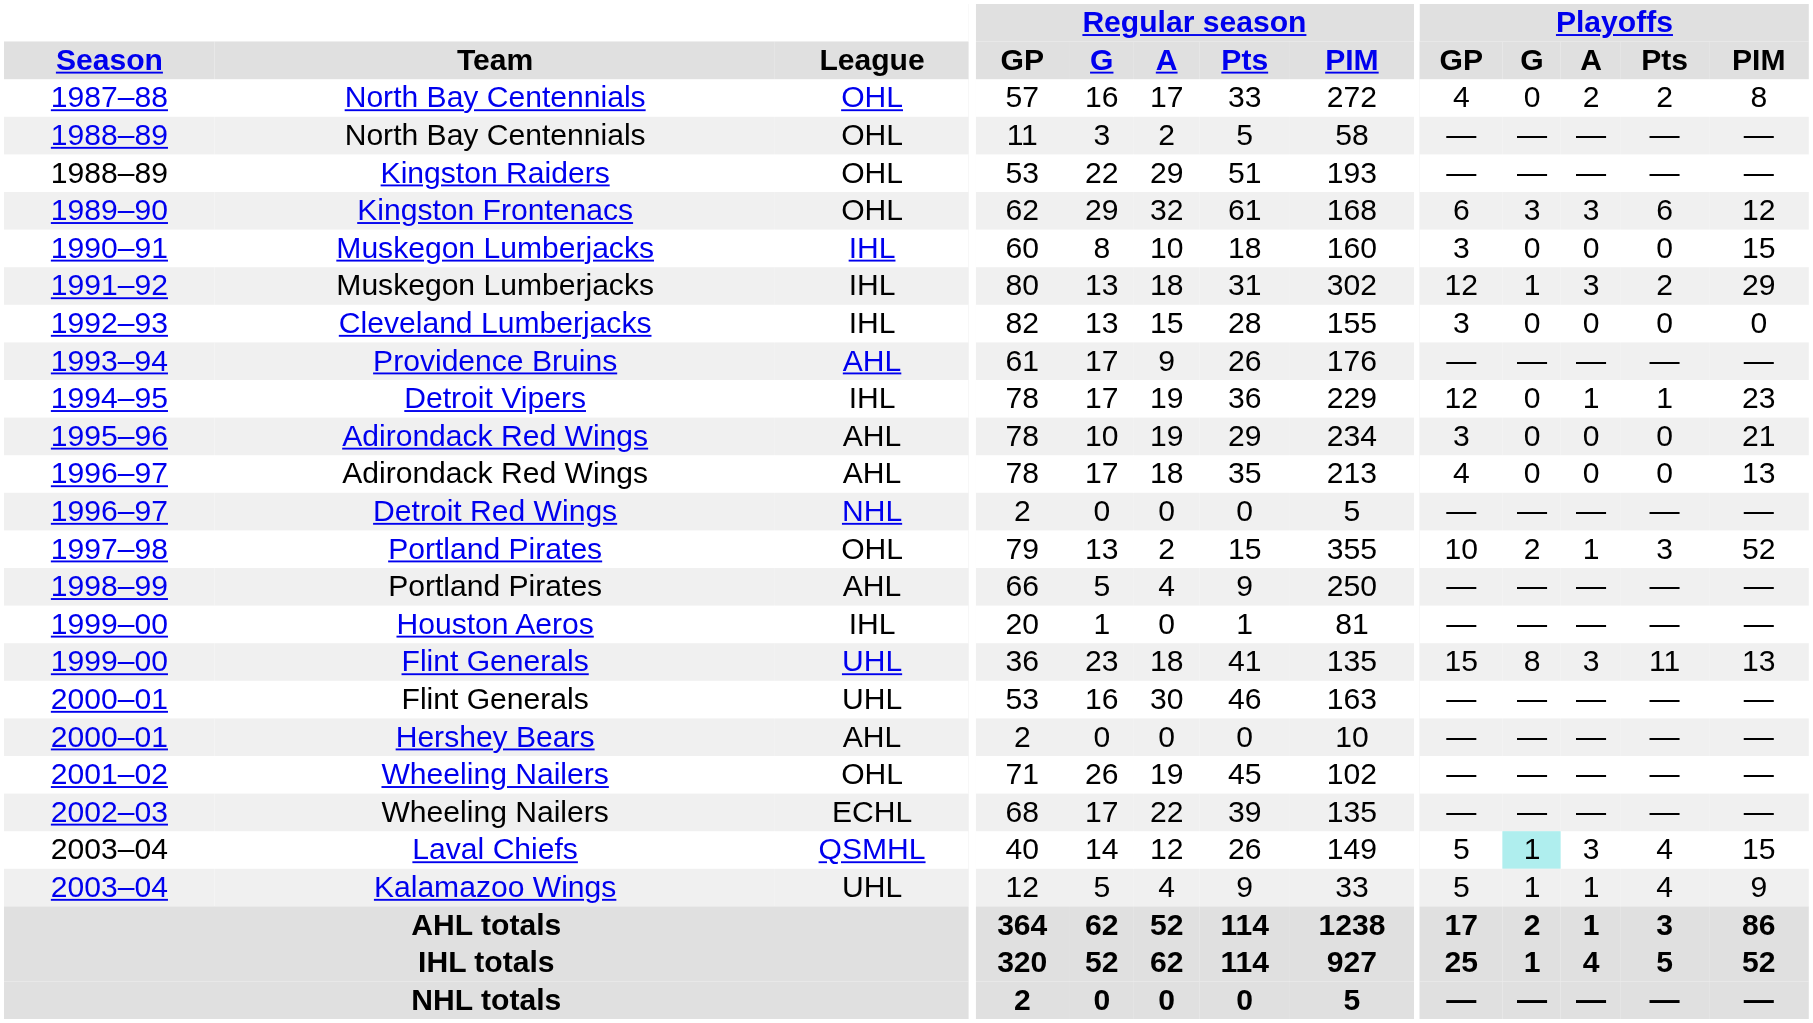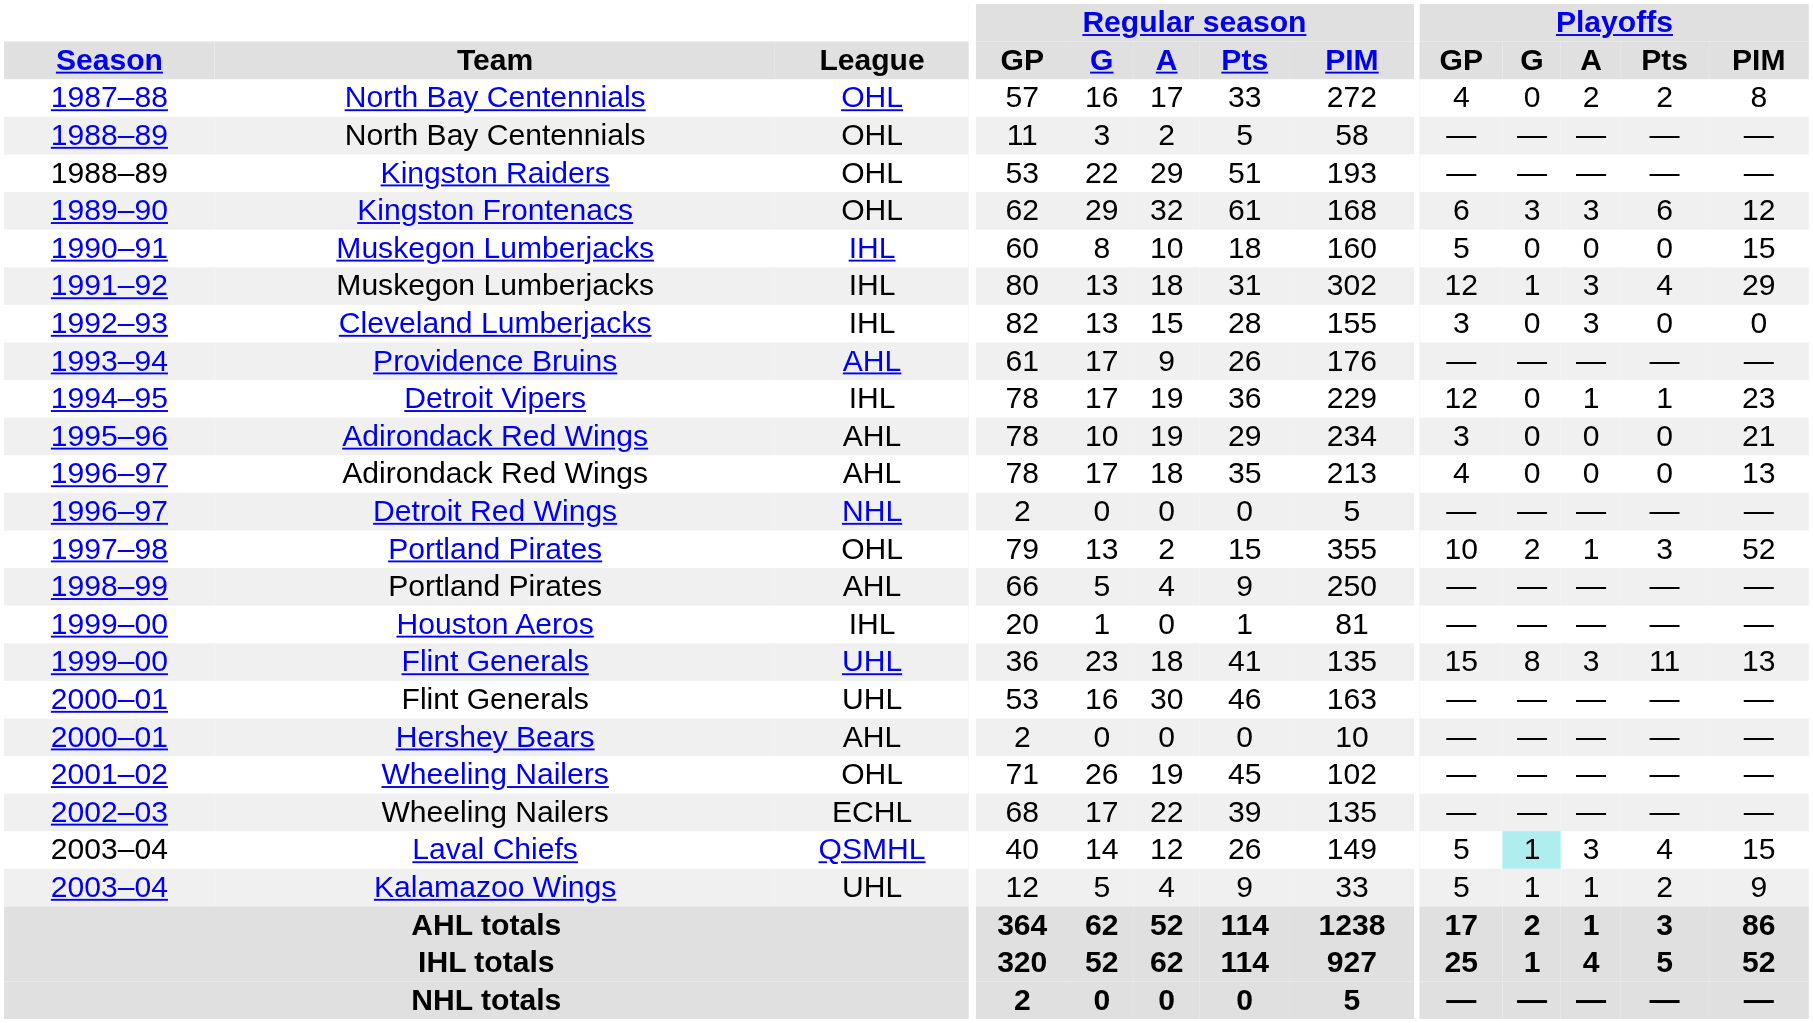(1461, 247) 3 -> (1461, 247) 5
(1665, 285) 2 -> (1665, 285) 4
(1591, 323) 0 -> (1591, 323) 3
(1665, 887) 4 -> (1665, 887) 2
